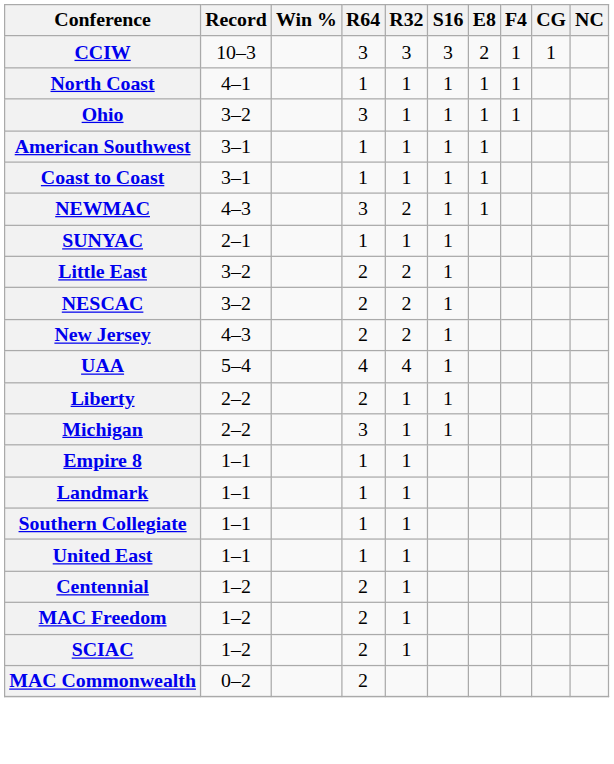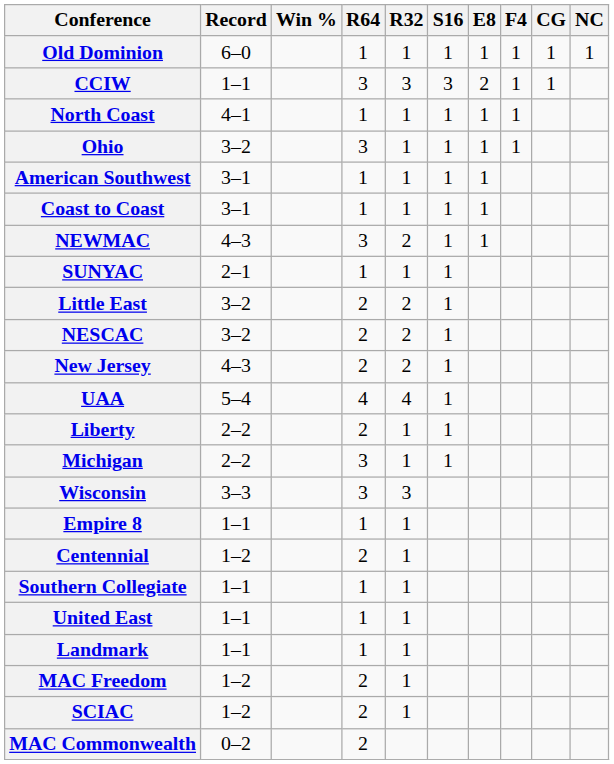+ row: (103, 51)
(236, 51) 10–3 -> (236, 83) 1–1
+ row: (103, 492)
rows swapped: (103, 492) <-> (103, 586)
